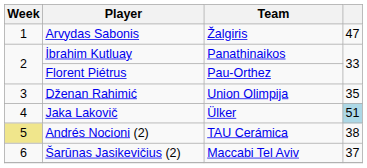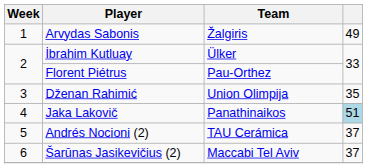(352, 34) 47 -> (352, 34) 49
(246, 53) Panathinaikos -> (222, 53) Ülker
(222, 113) Ülker -> (246, 113) Panathinaikos
(23, 133) khaki background -> (23, 133) no background
(352, 133) 38 -> (352, 133) 37
